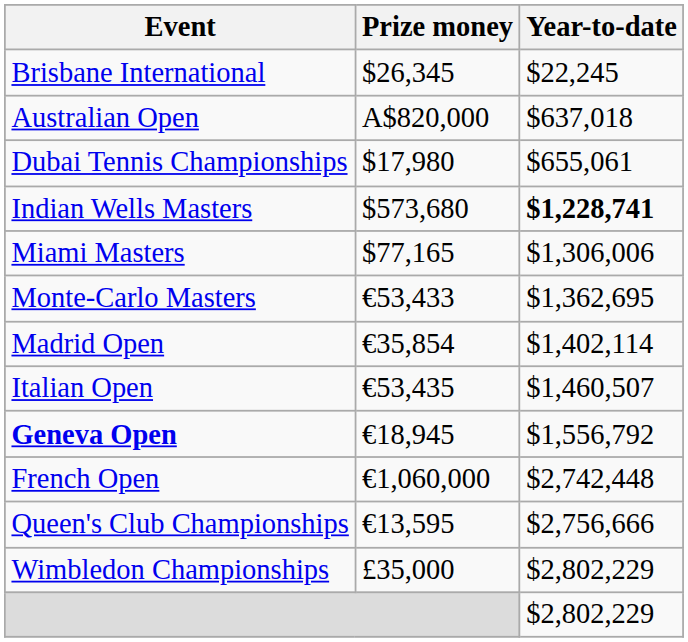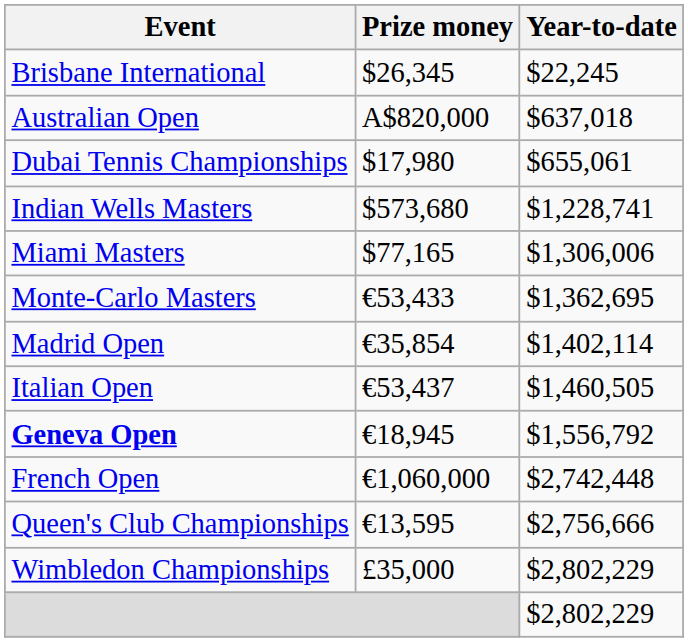(590, 207) bold -> (590, 207) normal
(408, 388) €53,435 -> (408, 388) €53,437
(590, 388) $1,460,507 -> (590, 388) $1,460,505
